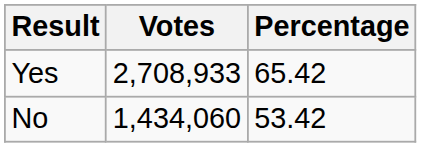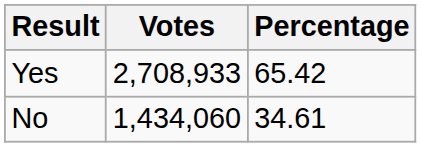(290, 118) 53.42 -> (290, 118) 34.61
